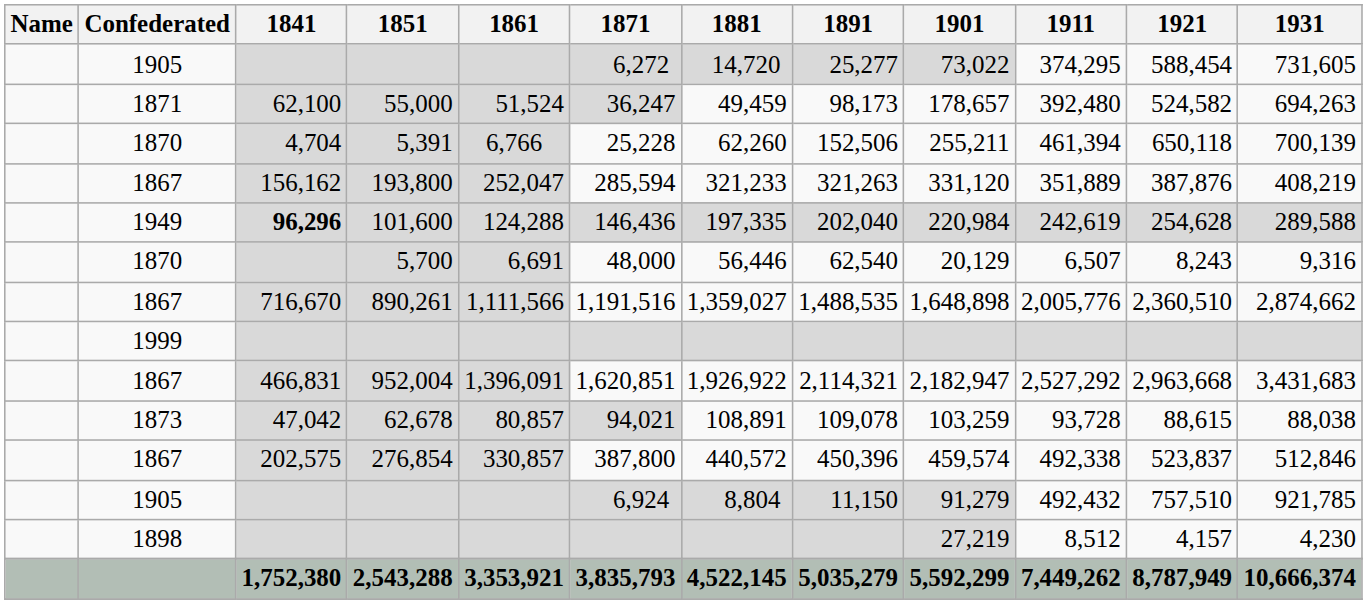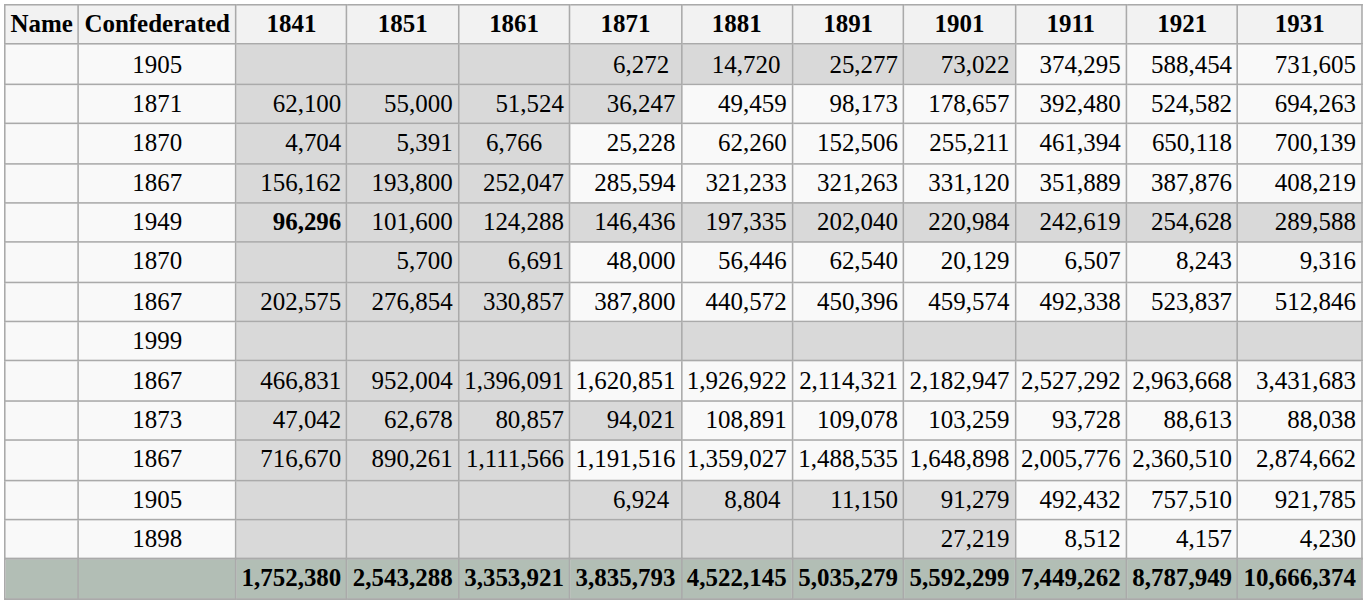rows swapped: (157, 459) <-> (157, 301)
(1198, 420) 88,615 -> (1198, 420) 88,613
